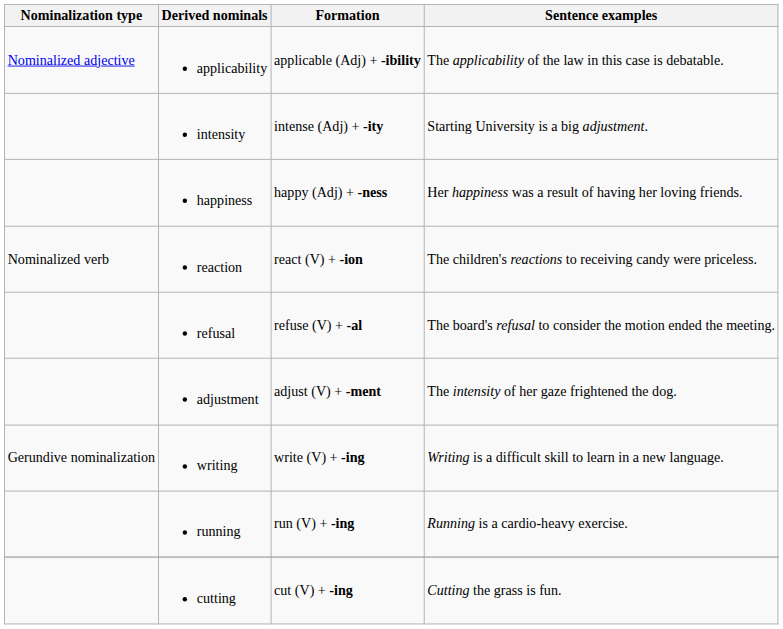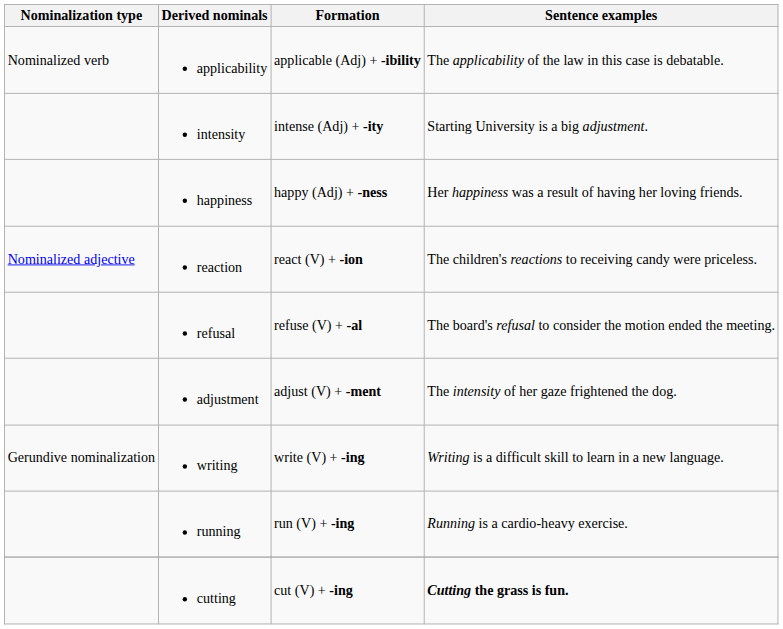(71, 59) Nominalized adjective -> (58, 59) Nominalized verb
(58, 258) Nominalized verb -> (71, 258) Nominalized adjective
(494, 590) normal -> (498, 590) bold
